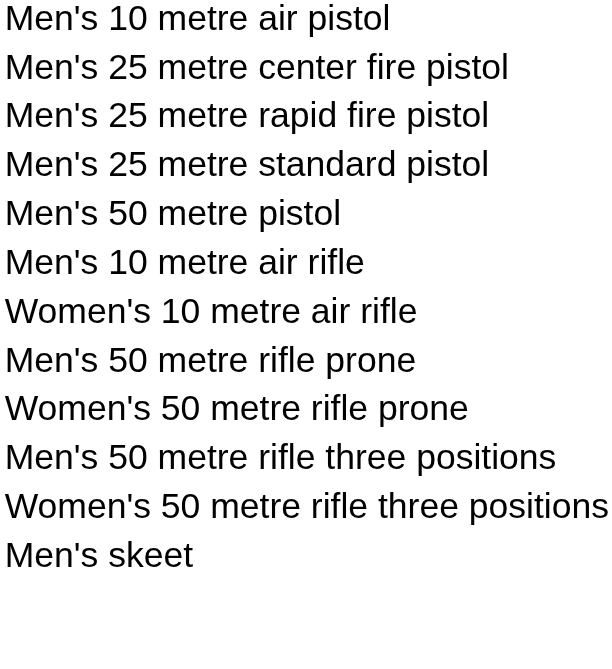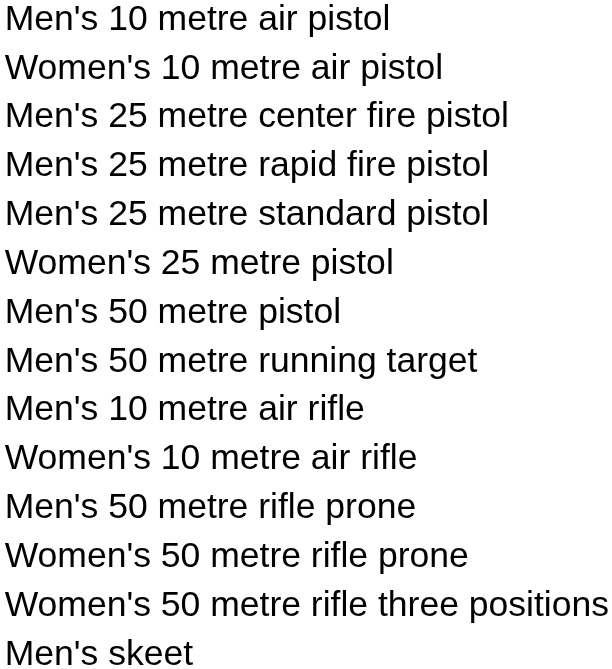+ row: (224, 66)
+ row: (199, 262)
+ row: (241, 359)
- row: (280, 457)
